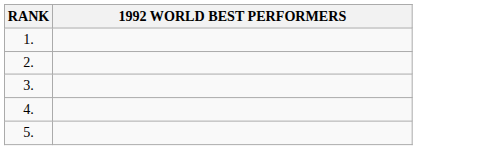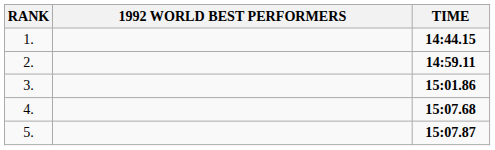+ column: (451, 16)
